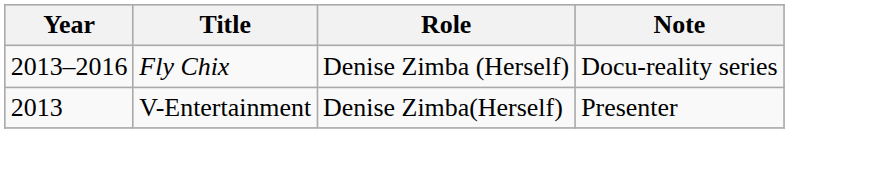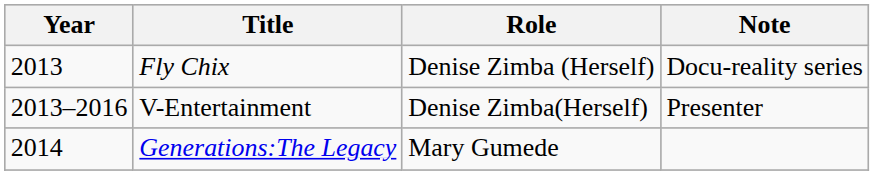(69, 66) 2013–2016 -> (37, 66) 2013
(37, 107) 2013 -> (69, 107) 2013–2016
+ row: (268, 148)
